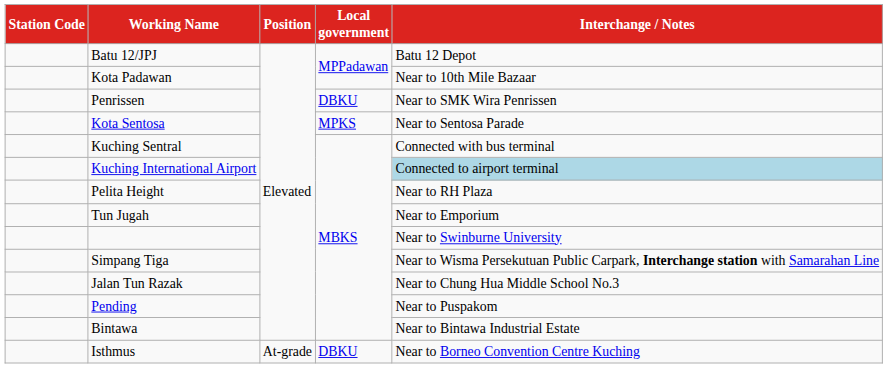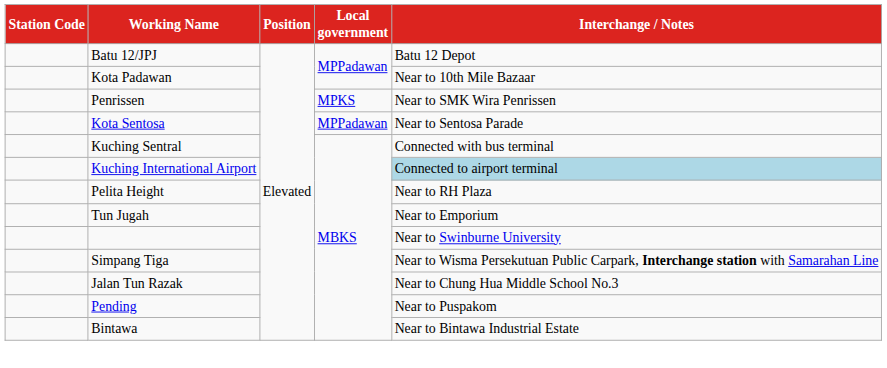(338, 100) DBKU -> (336, 100) MPKS
(337, 123) MPKS -> (353, 123) MPPadawan
- row: (113, 351)
